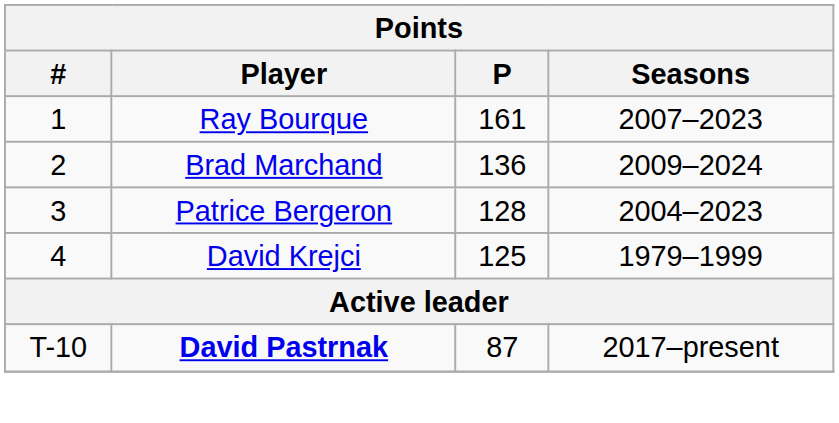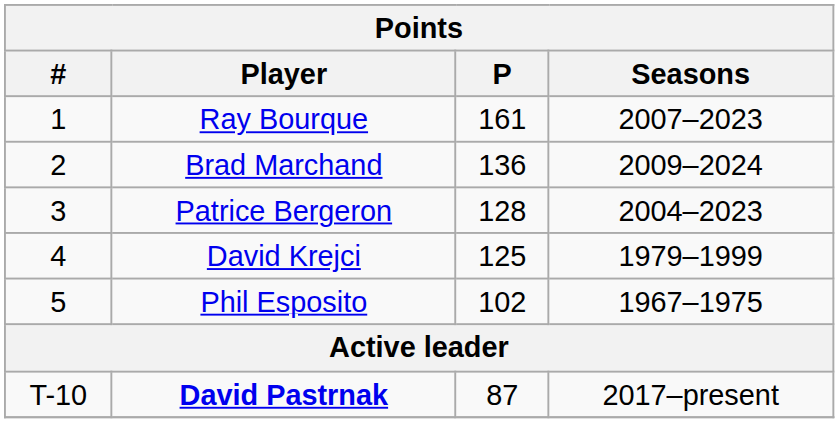+ row: (284, 302)
